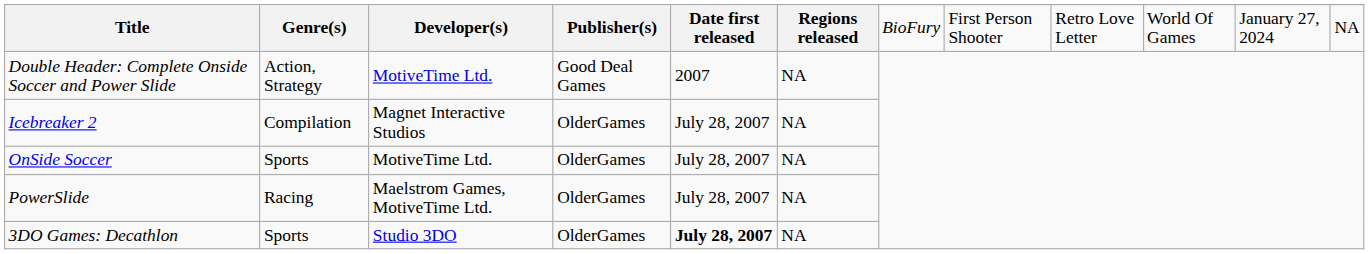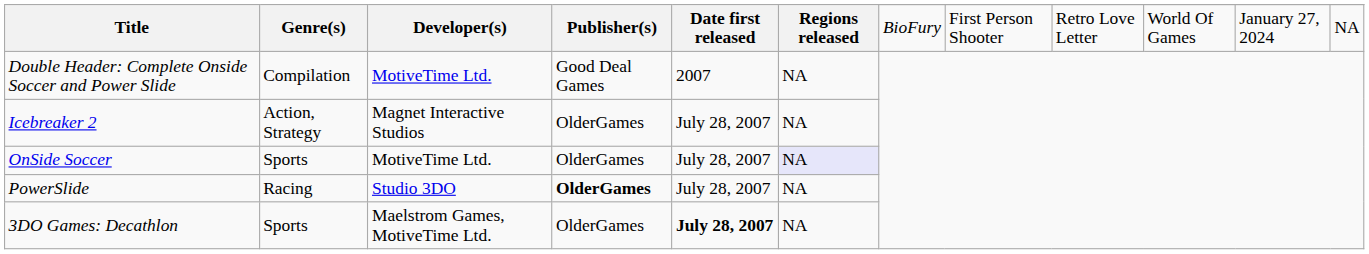(293, 75) Action, Strategy -> (307, 75) Compilation
(308, 122) Compilation -> (292, 122) Action, Strategy
(794, 160) no background -> (795, 160) lavender background
(439, 197) Maelstrom Games, MotiveTime Ltd. -> (414, 187) Studio 3DO
(601, 197) normal -> (603, 187) bold
(415, 235) Studio 3DO -> (438, 225) Maelstrom Games, MotiveTime Ltd.
